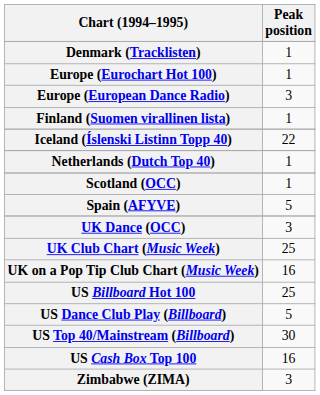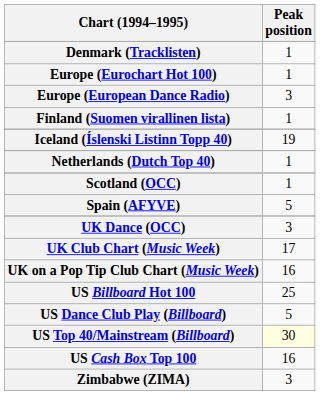(289, 140) 22 -> (289, 140) 19
(289, 249) 25 -> (289, 249) 17
(289, 336) no background -> (289, 336) lightyellow background
